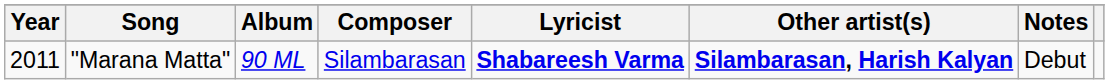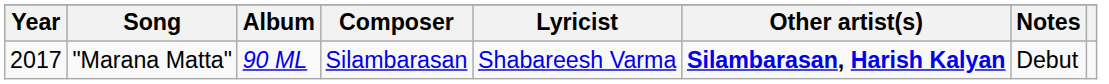(35, 59) 2011 -> (36, 59) 2017
(580, 59) bold -> (577, 59) normal
